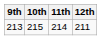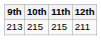(59, 27) 214 -> (59, 27) 215
